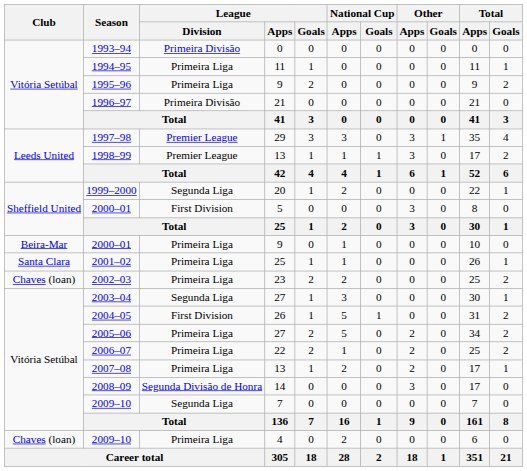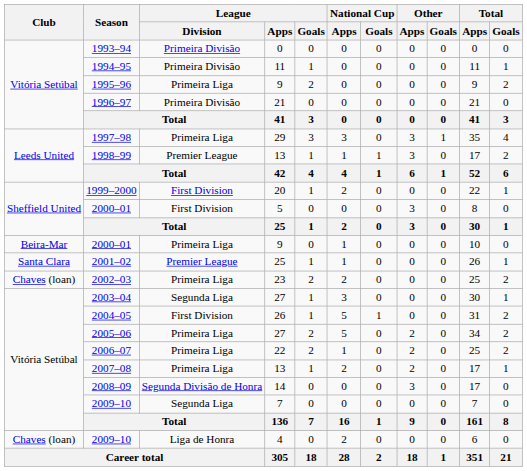(202, 66) Primeira Liga -> (202, 66) Primeira Divisão
(202, 137) Premier League -> (202, 137) Primeira Liga
(202, 191) Segunda Liga -> (202, 191) First Division
(202, 262) Primeira Liga -> (202, 262) Premier League
(202, 439) Primeira Liga -> (202, 439) Liga de Honra
